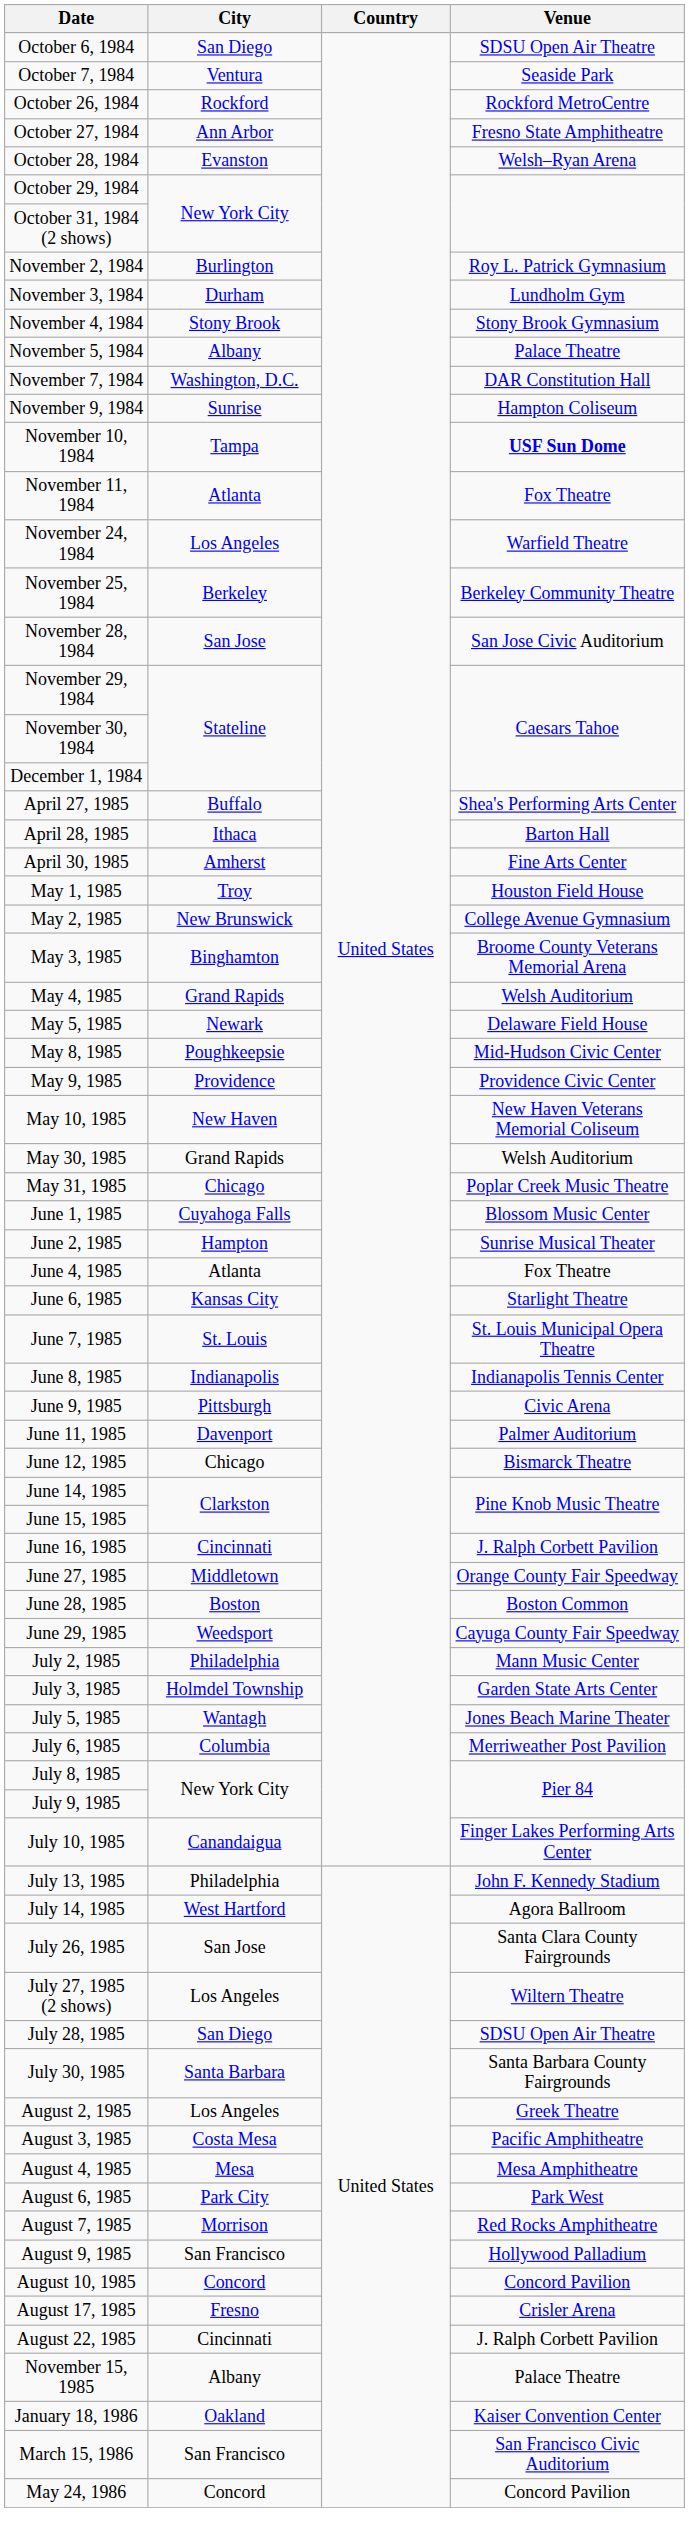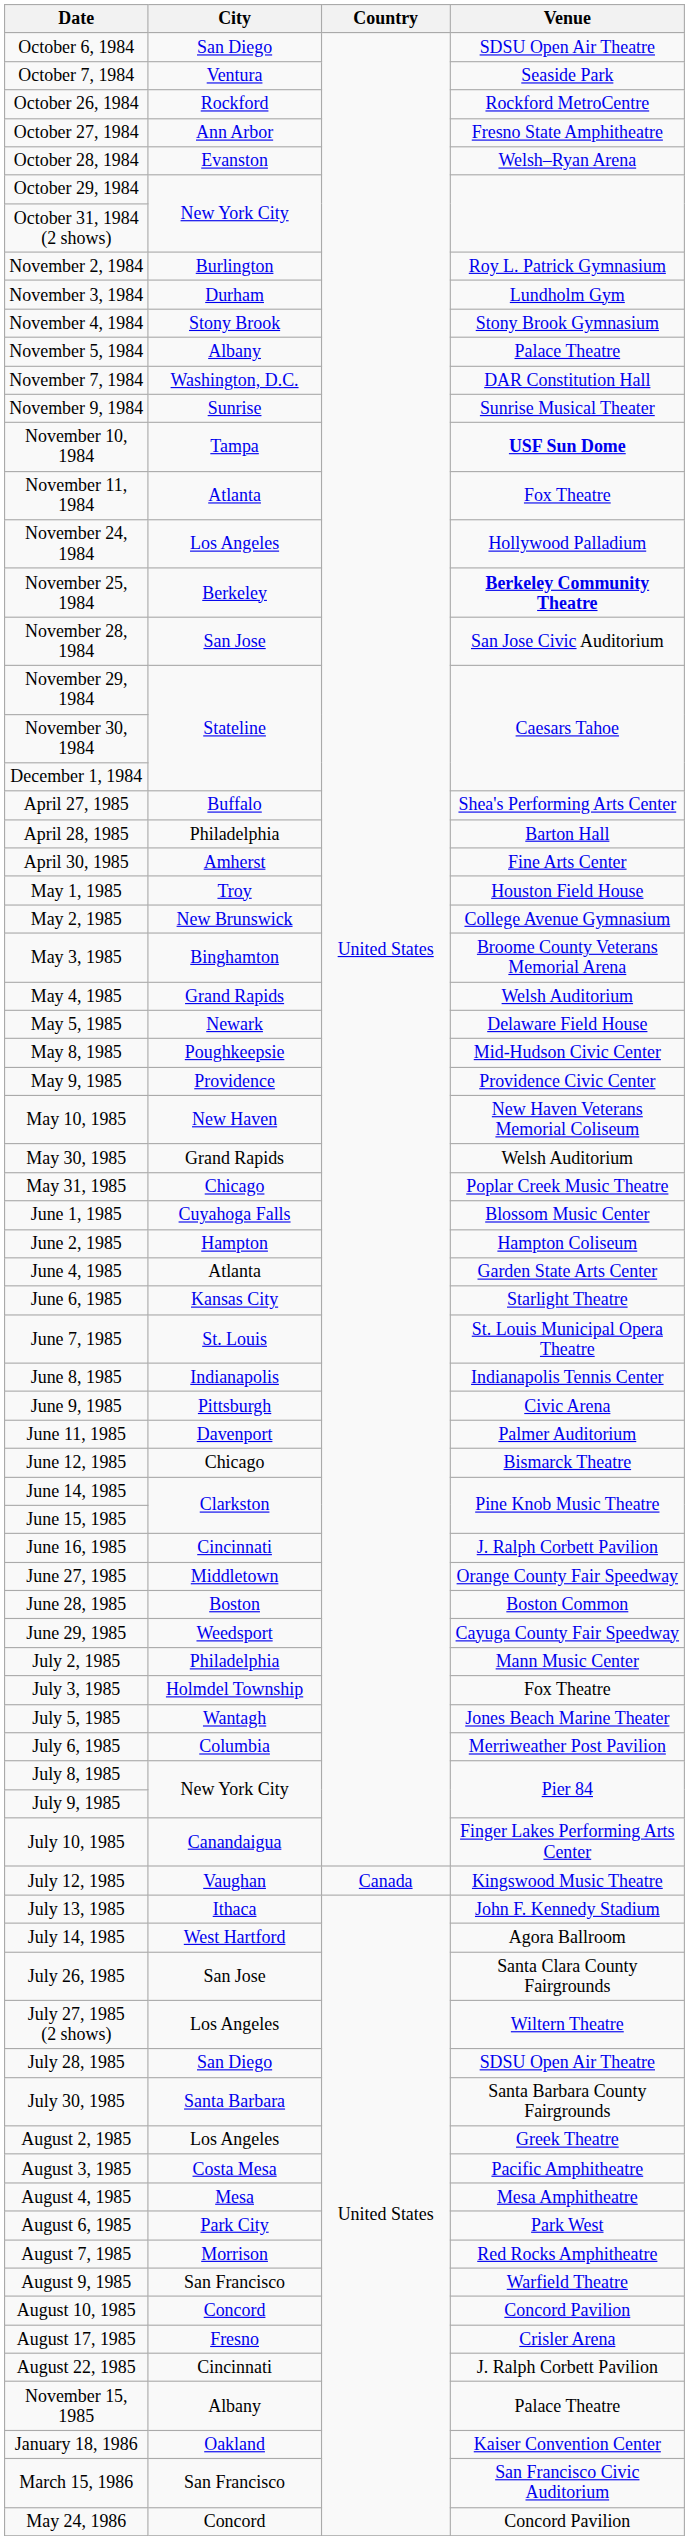(567, 408) Hampton Coliseum -> (567, 408) Sunrise Musical Theater
(567, 543) Warfield Theatre -> (567, 543) Hollywood Palladium
(567, 592) normal -> (567, 592) bold
(235, 833) Ithaca -> (235, 833) Philadelphia
(567, 1243) Sunrise Musical Theater -> (567, 1243) Hampton Coliseum
(567, 1271) Fox Theatre -> (567, 1271) Garden State Arts Center
(567, 1689) Garden State Arts Center -> (567, 1689) Fox Theatre
+ row: (76, 1880)
(235, 1880) Philadelphia -> (235, 1908) Ithaca
(567, 2253) Hollywood Palladium -> (567, 2282) Warfield Theatre
